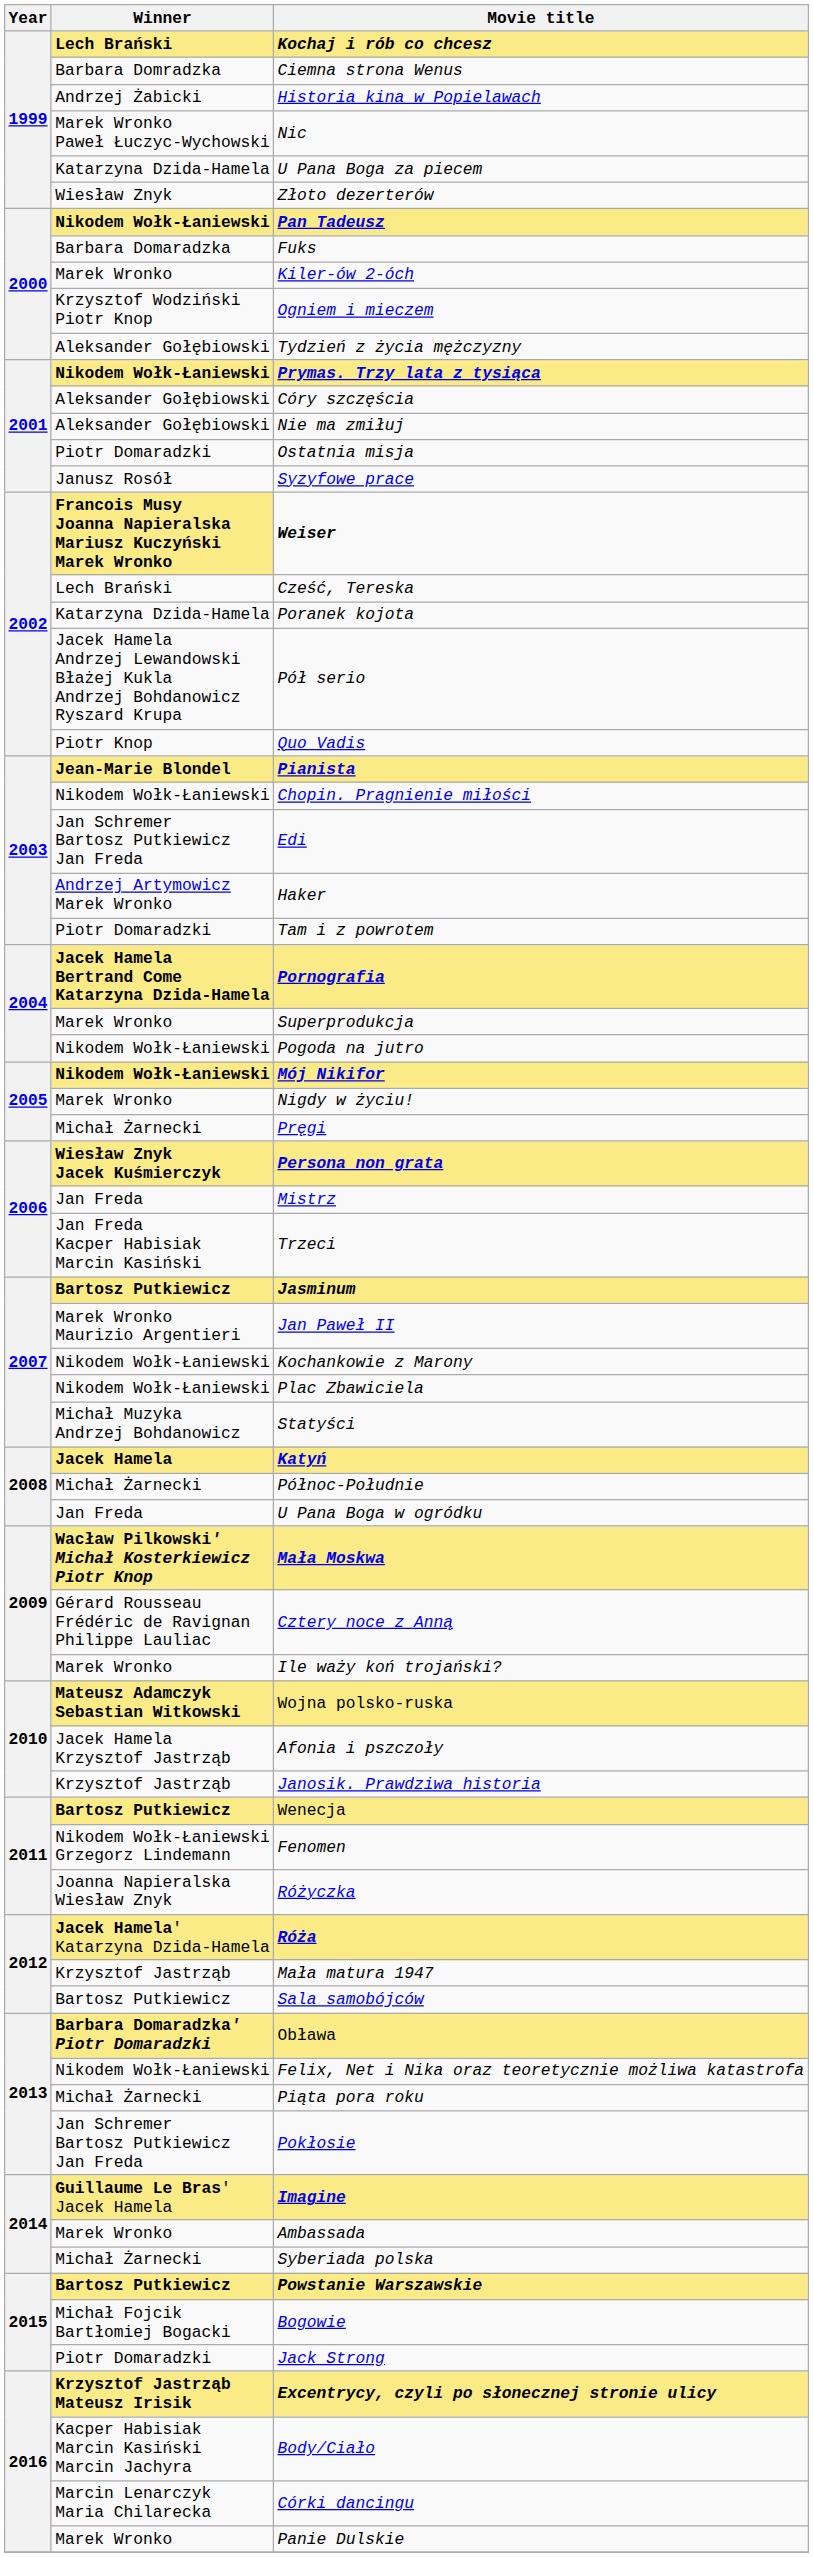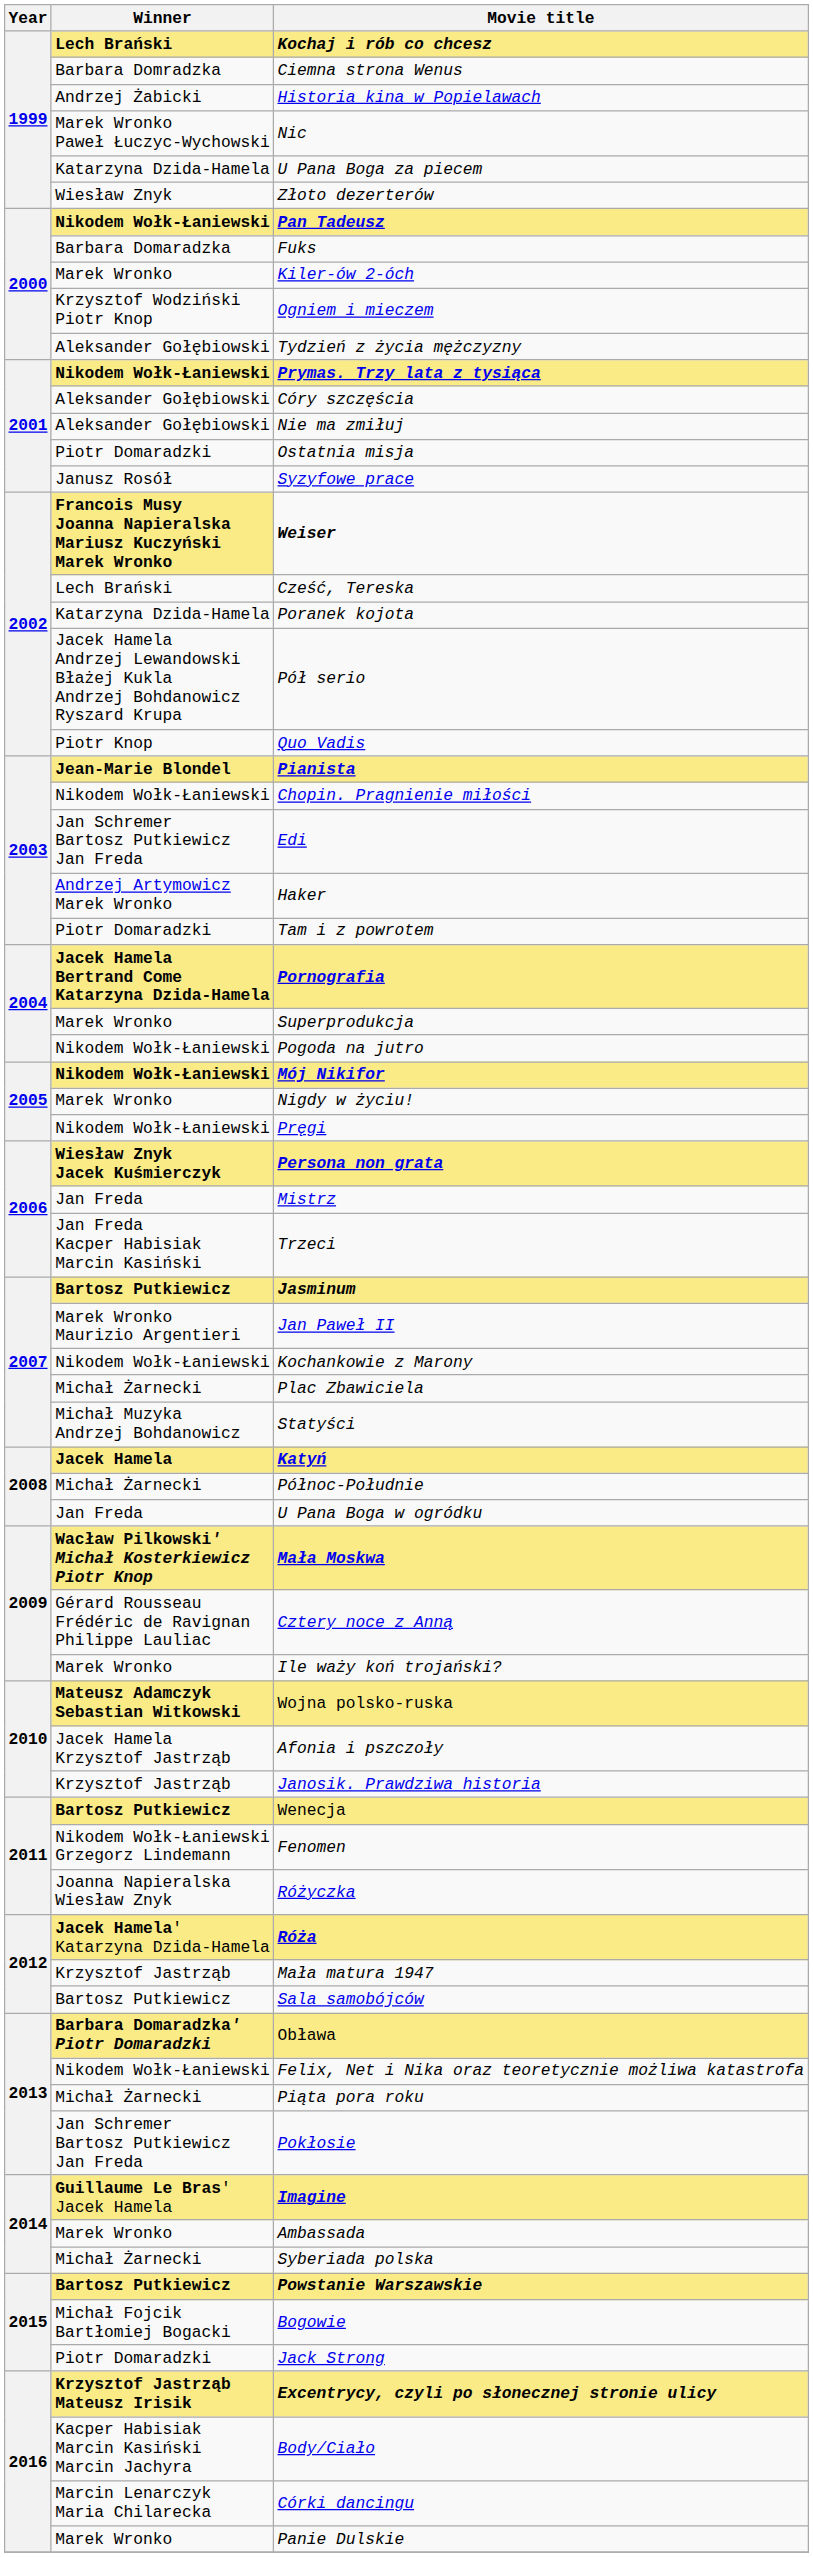(128, 1128) Michał Żarnecki -> (163, 1128) Nikodem Wołk-Łaniewski
(163, 1388) Nikodem Wołk-Łaniewski -> (128, 1388) Michał Żarnecki
